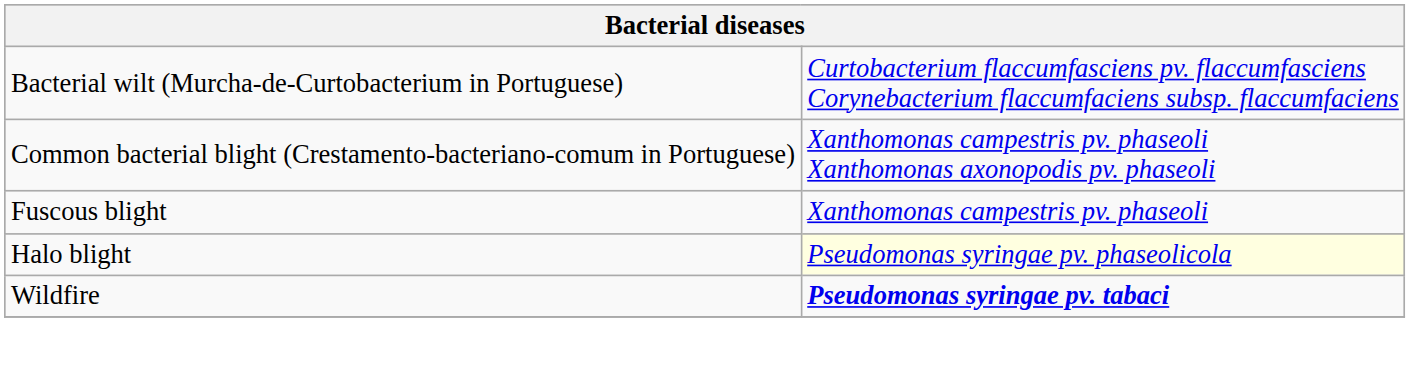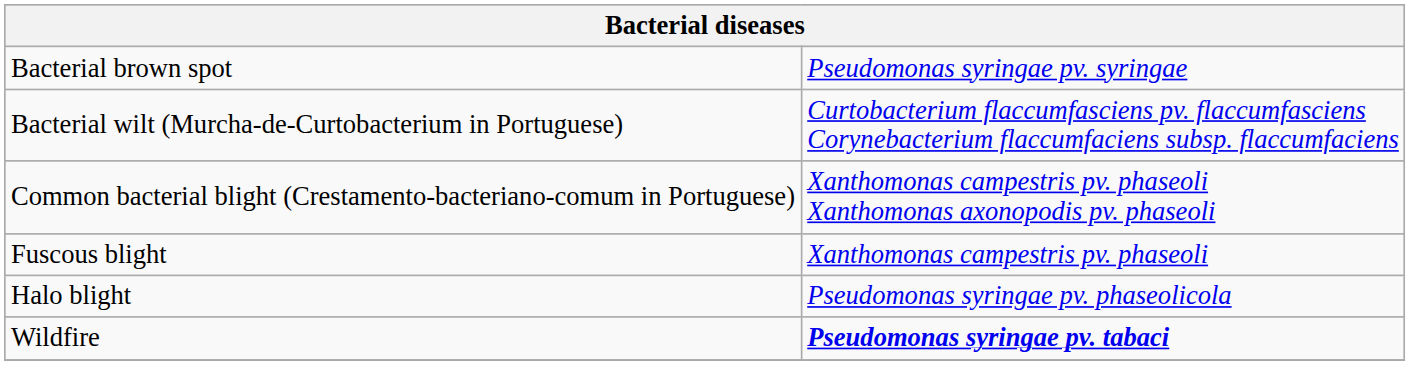+ row: (122, 67)
(1019, 253) lightyellow background -> (1019, 295) no background
